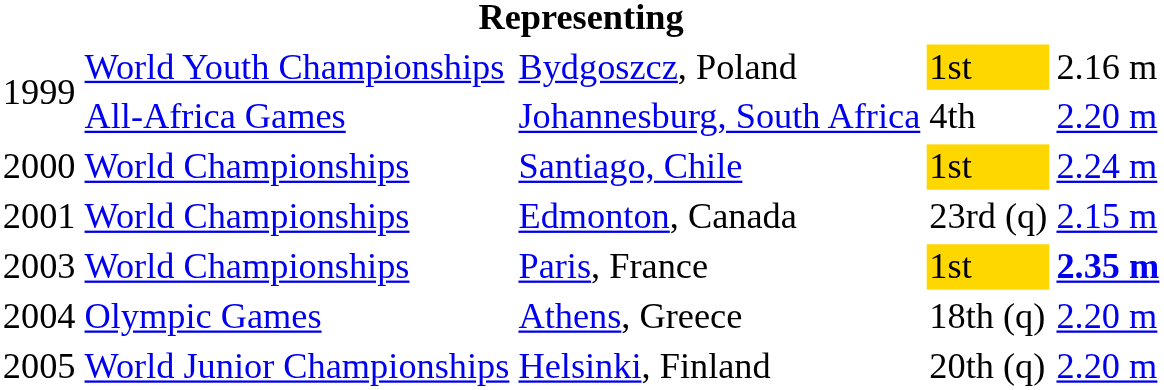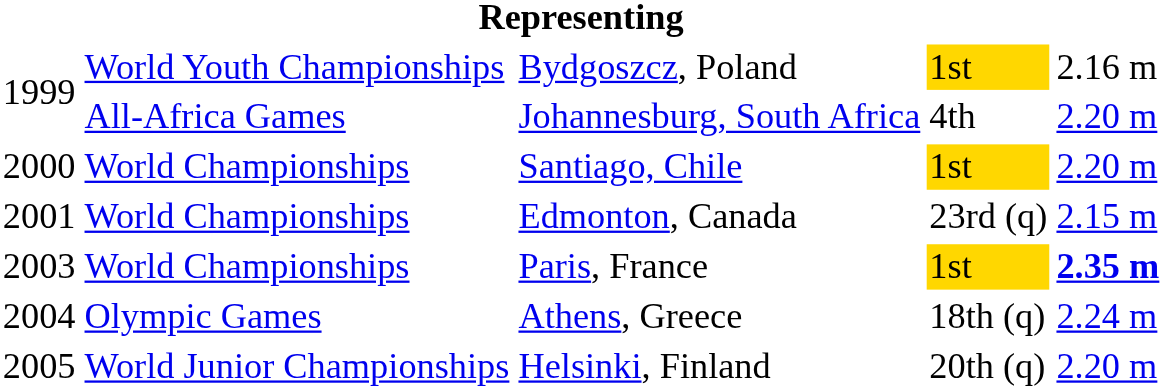(1107, 166) 2.24 m -> (1107, 166) 2.20 m
(1107, 316) 2.20 m -> (1107, 316) 2.24 m
